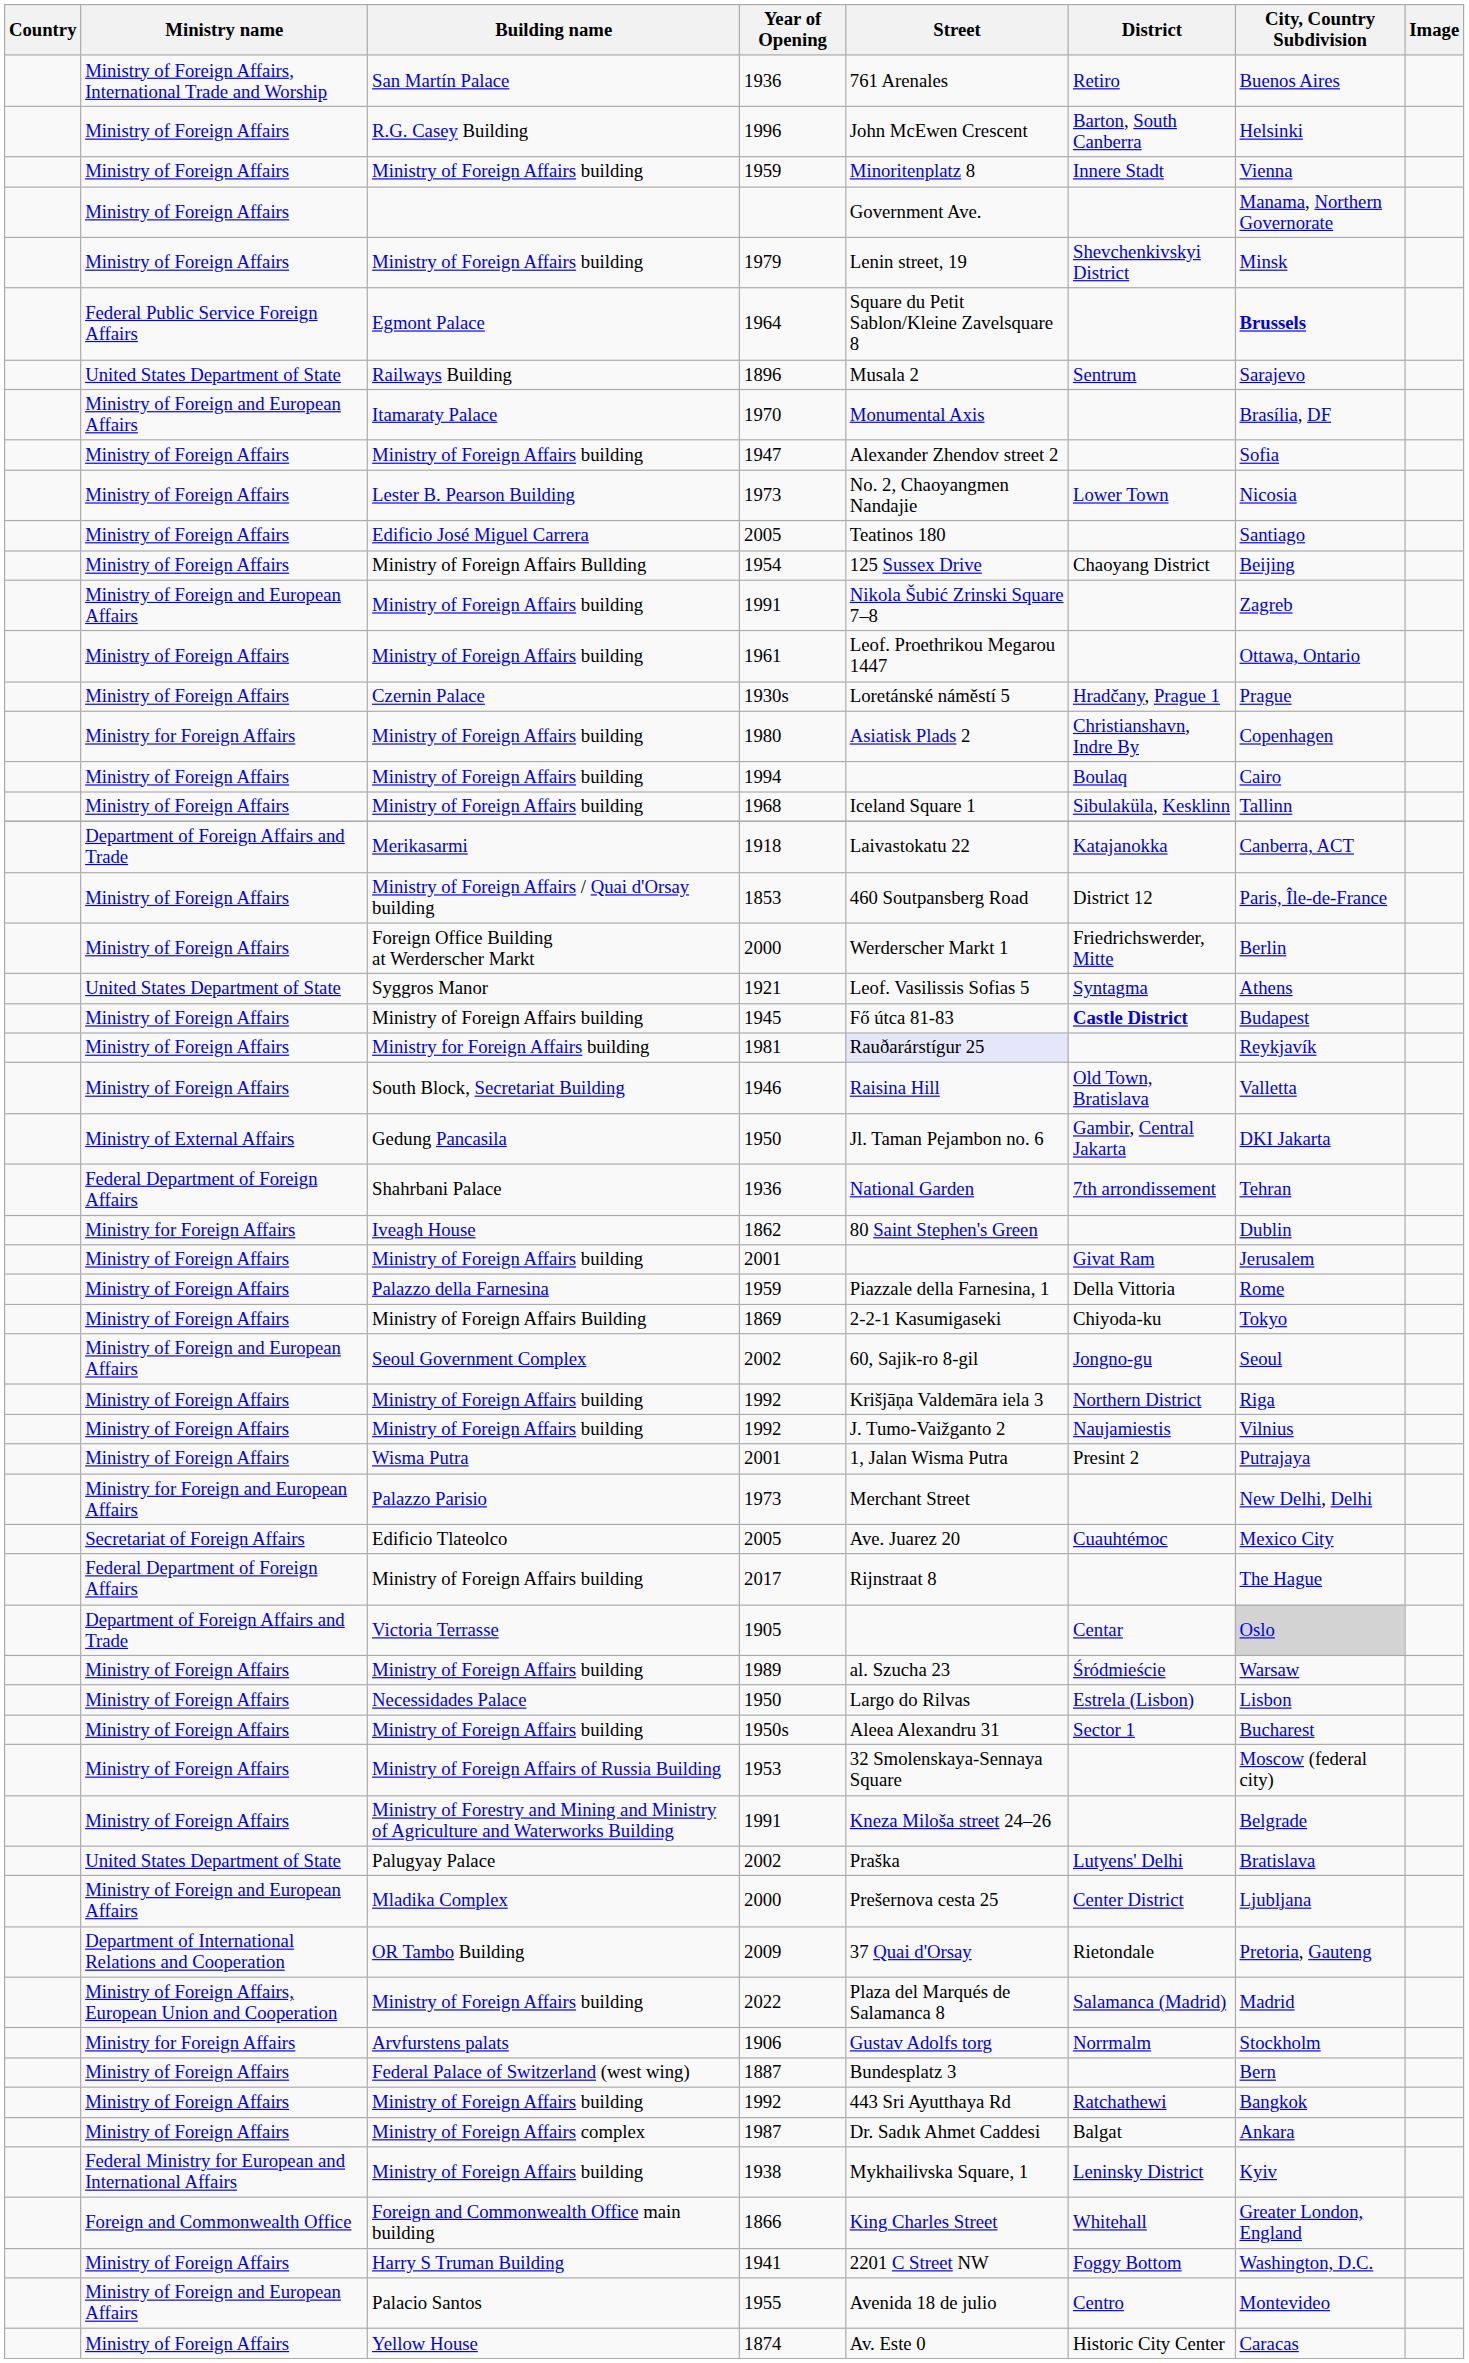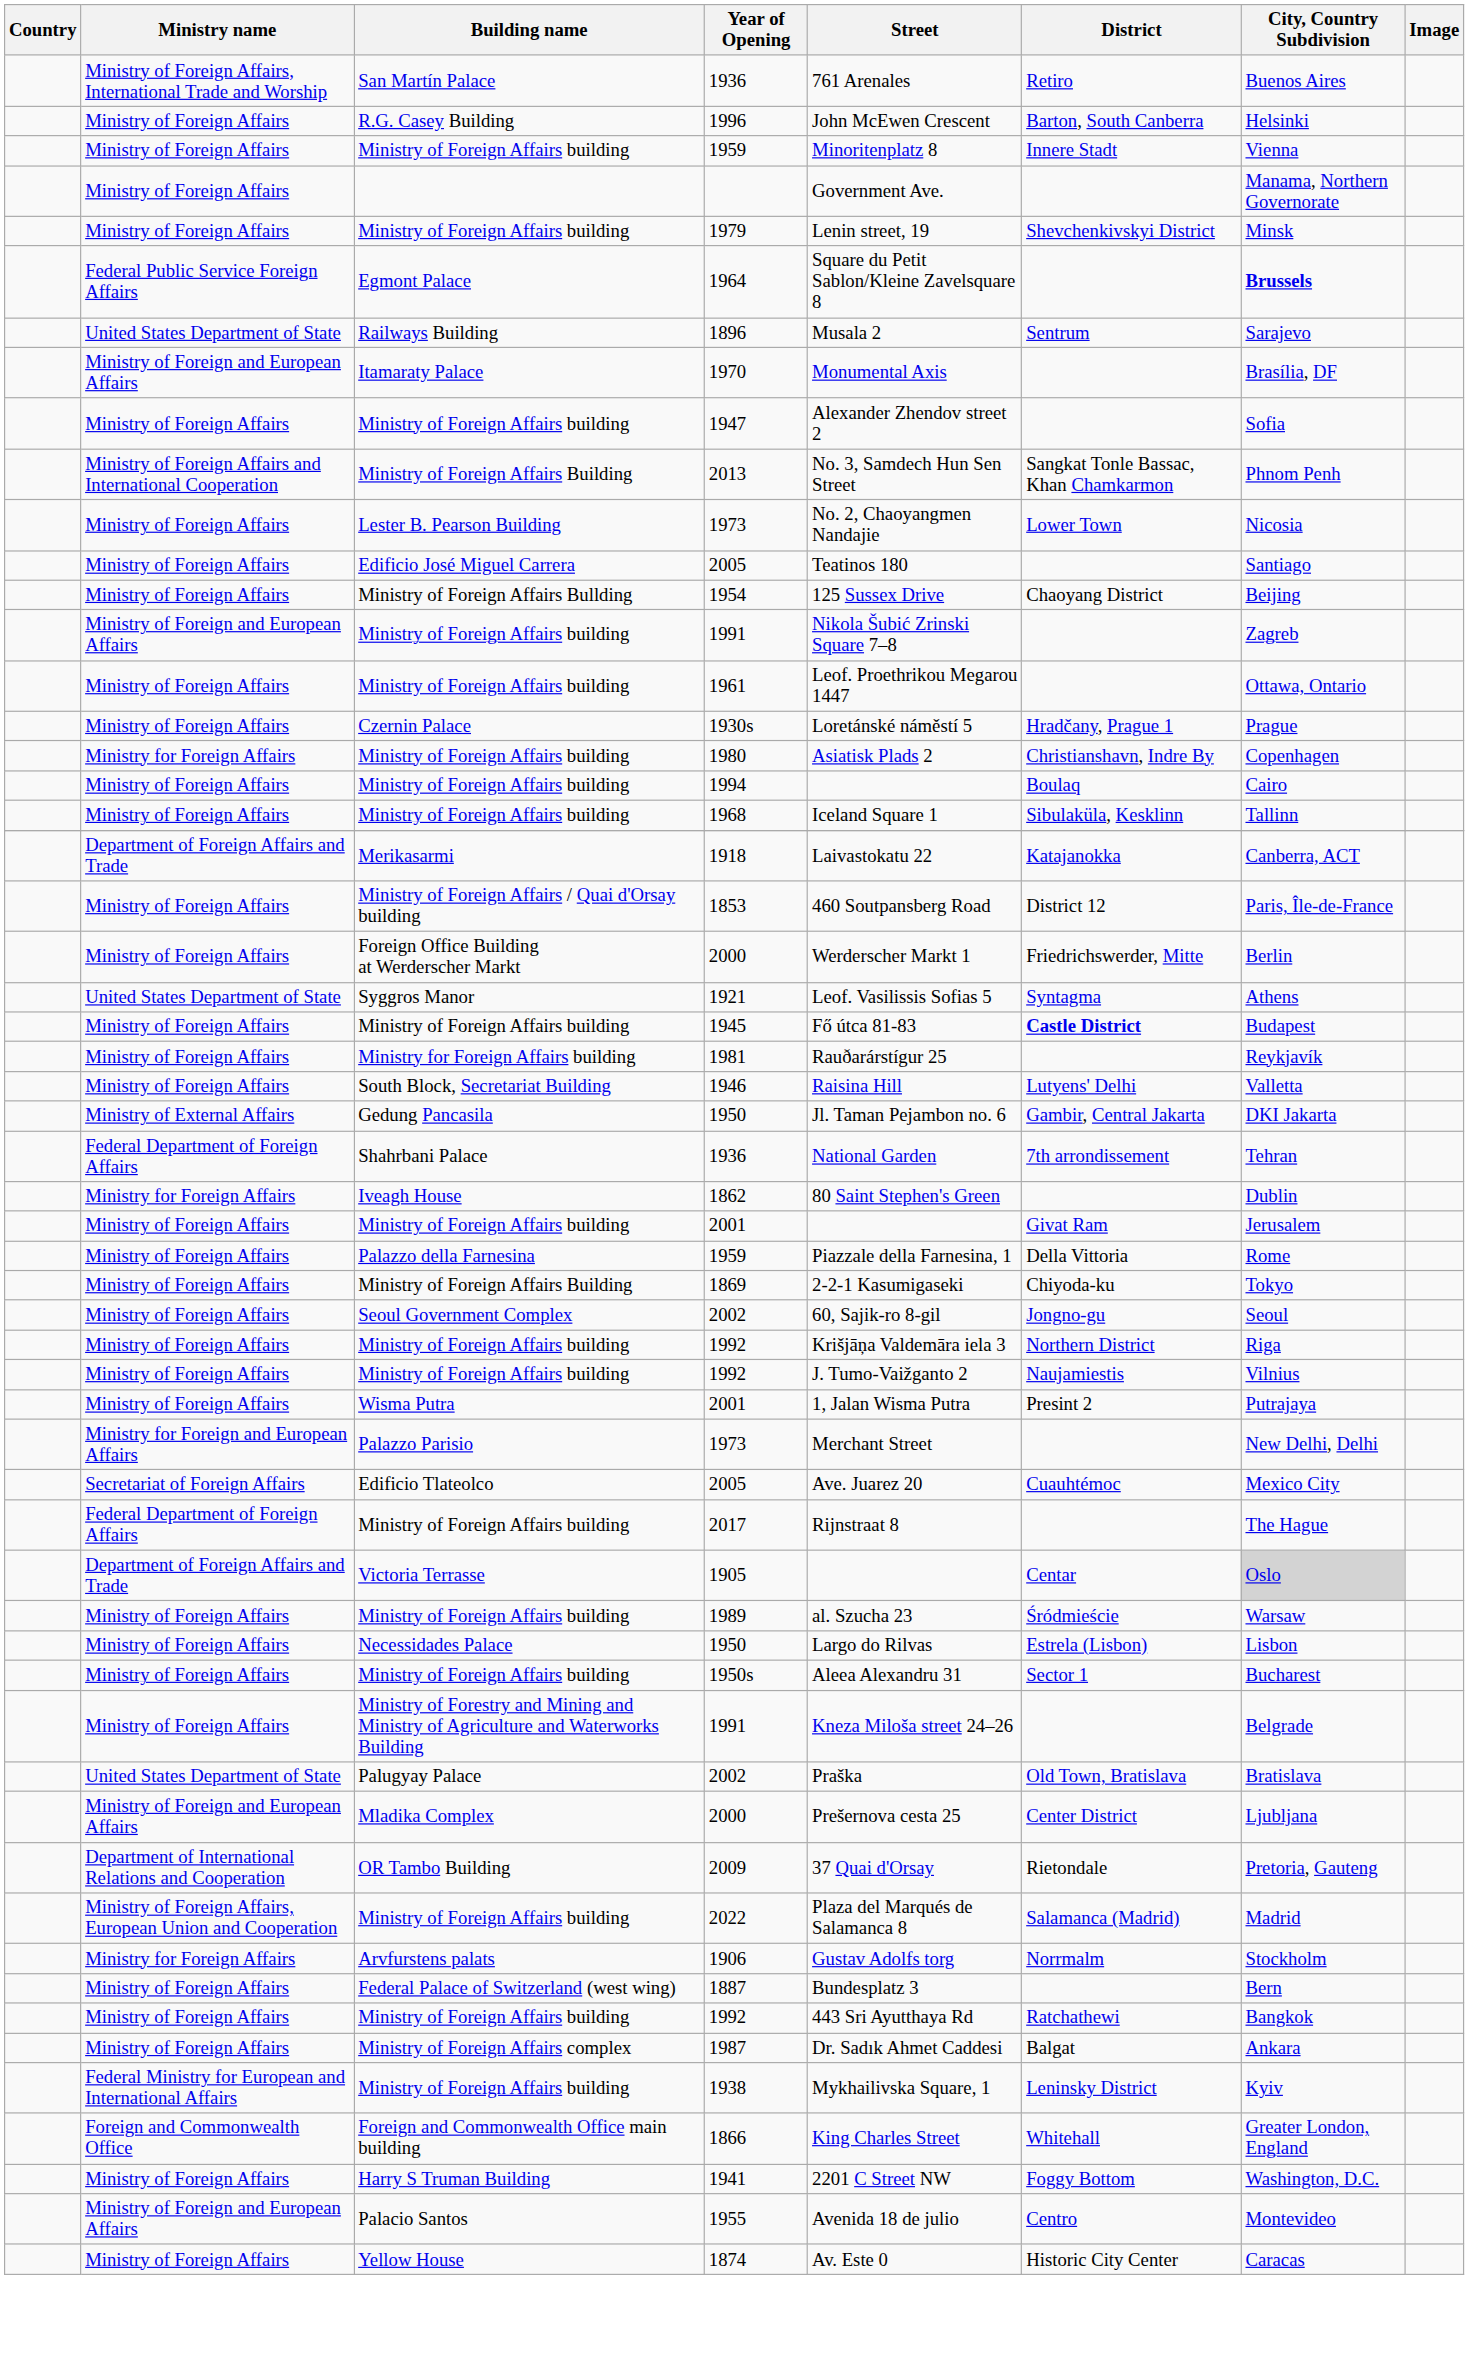+ row: (495, 474)
(917, 1047) lavender background -> (879, 1056) no background
(1113, 1087) Old Town, Bratislava -> (1081, 1086) Lutyens' Delhi
(213, 1358) Ministry of Foreign and European Affairs -> (187, 1314) Ministry of Foreign Affairs
- row: (547, 1769)
(1128, 1860) Lutyens' Delhi -> (1106, 1776) Old Town, Bratislava
